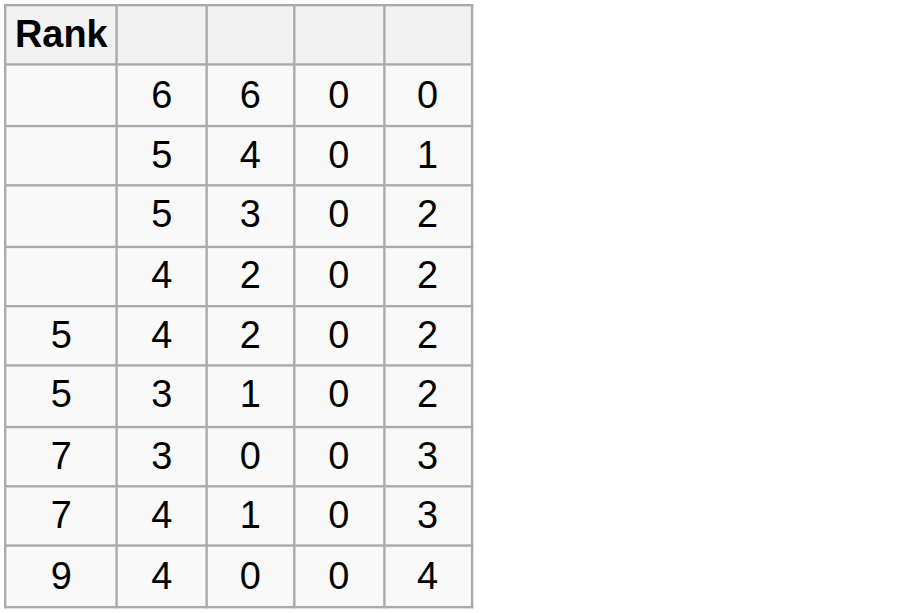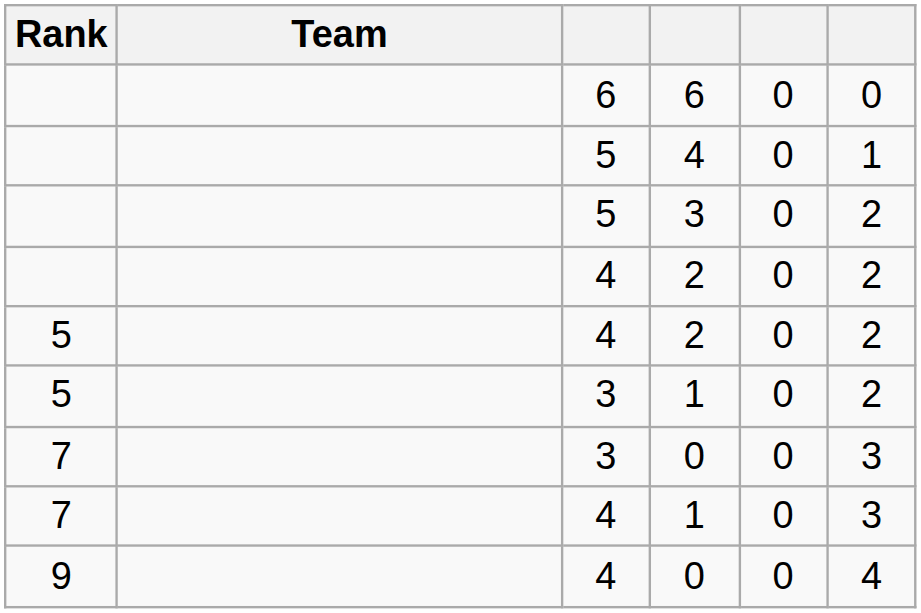+ column: (339, 34)
